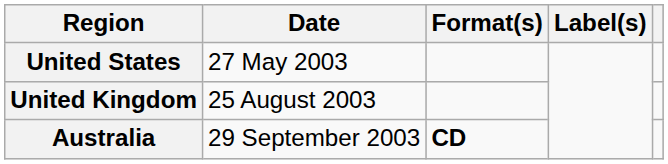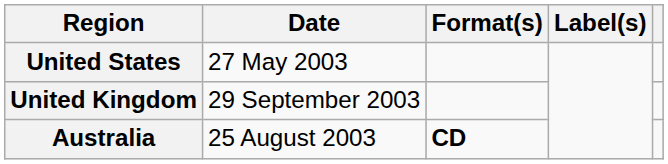(292, 100) 25 August 2003 -> (314, 100) 29 September 2003
(314, 138) 29 September 2003 -> (292, 138) 25 August 2003
